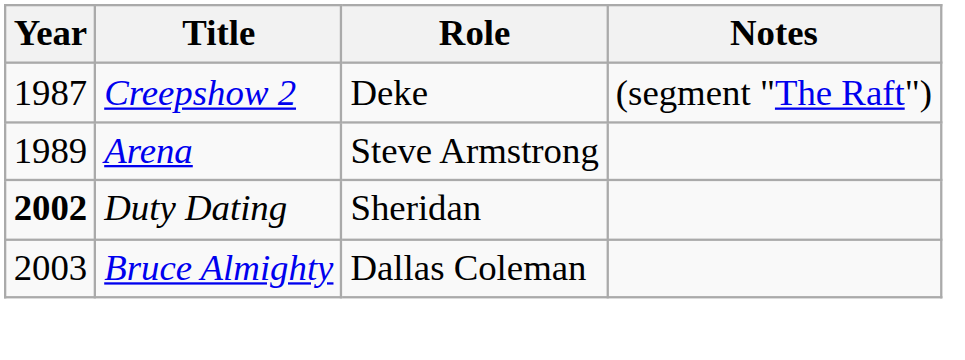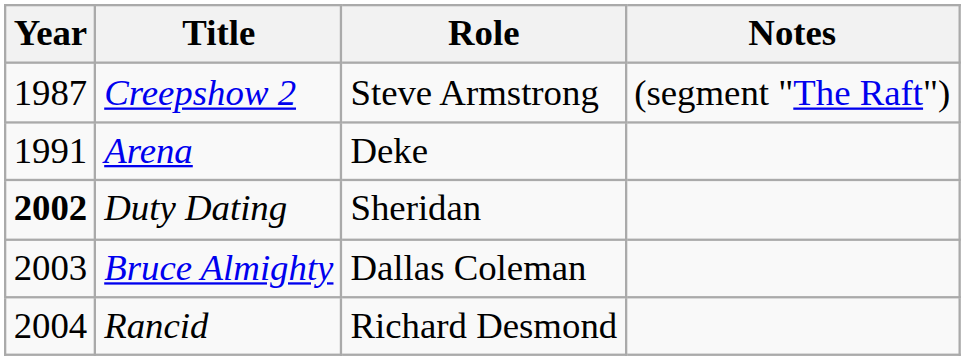(389, 92) Deke -> (475, 92) Steve Armstrong
(50, 150) 1989 -> (50, 150) 1991
(475, 150) Steve Armstrong -> (389, 150) Deke
+ row: (156, 325)
